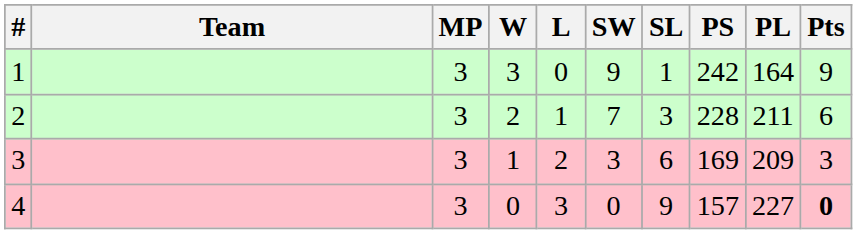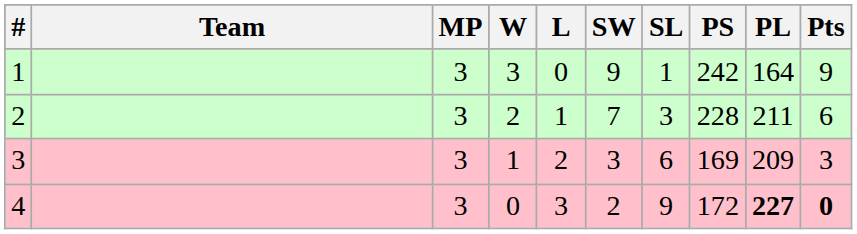(614, 205) 0 -> (614, 205) 2
(718, 205) 157 -> (718, 205) 172
(773, 205) normal -> (773, 205) bold
